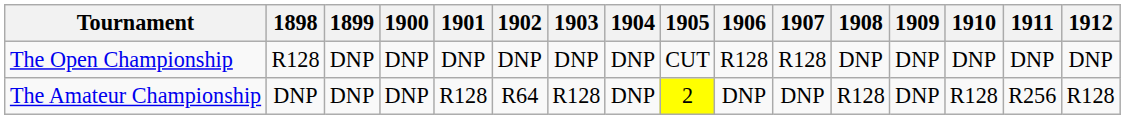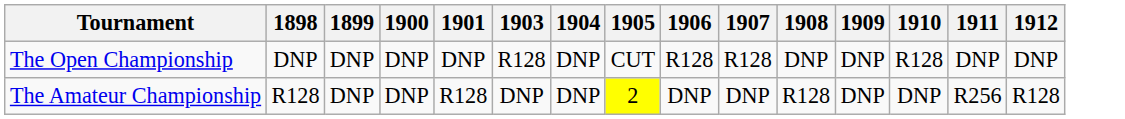- column: (520, 22)
(296, 59) R128 -> (296, 59) DNP
(576, 59) DNP -> (522, 59) R128
(974, 59) DNP -> (919, 59) R128
(296, 96) DNP -> (296, 96) R128
(576, 96) R128 -> (522, 96) DNP
(974, 96) R128 -> (919, 96) DNP
